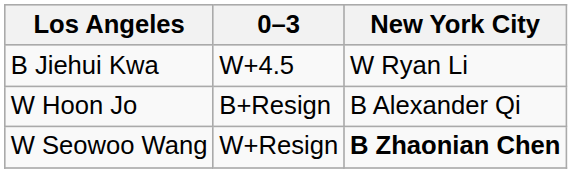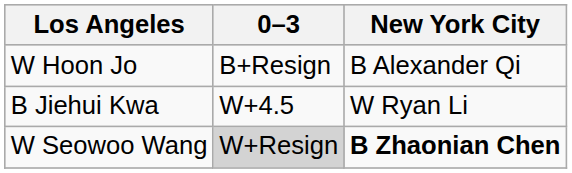rows swapped: (85, 65) <-> (74, 106)
(279, 146) no background -> (279, 146) lightgrey background
